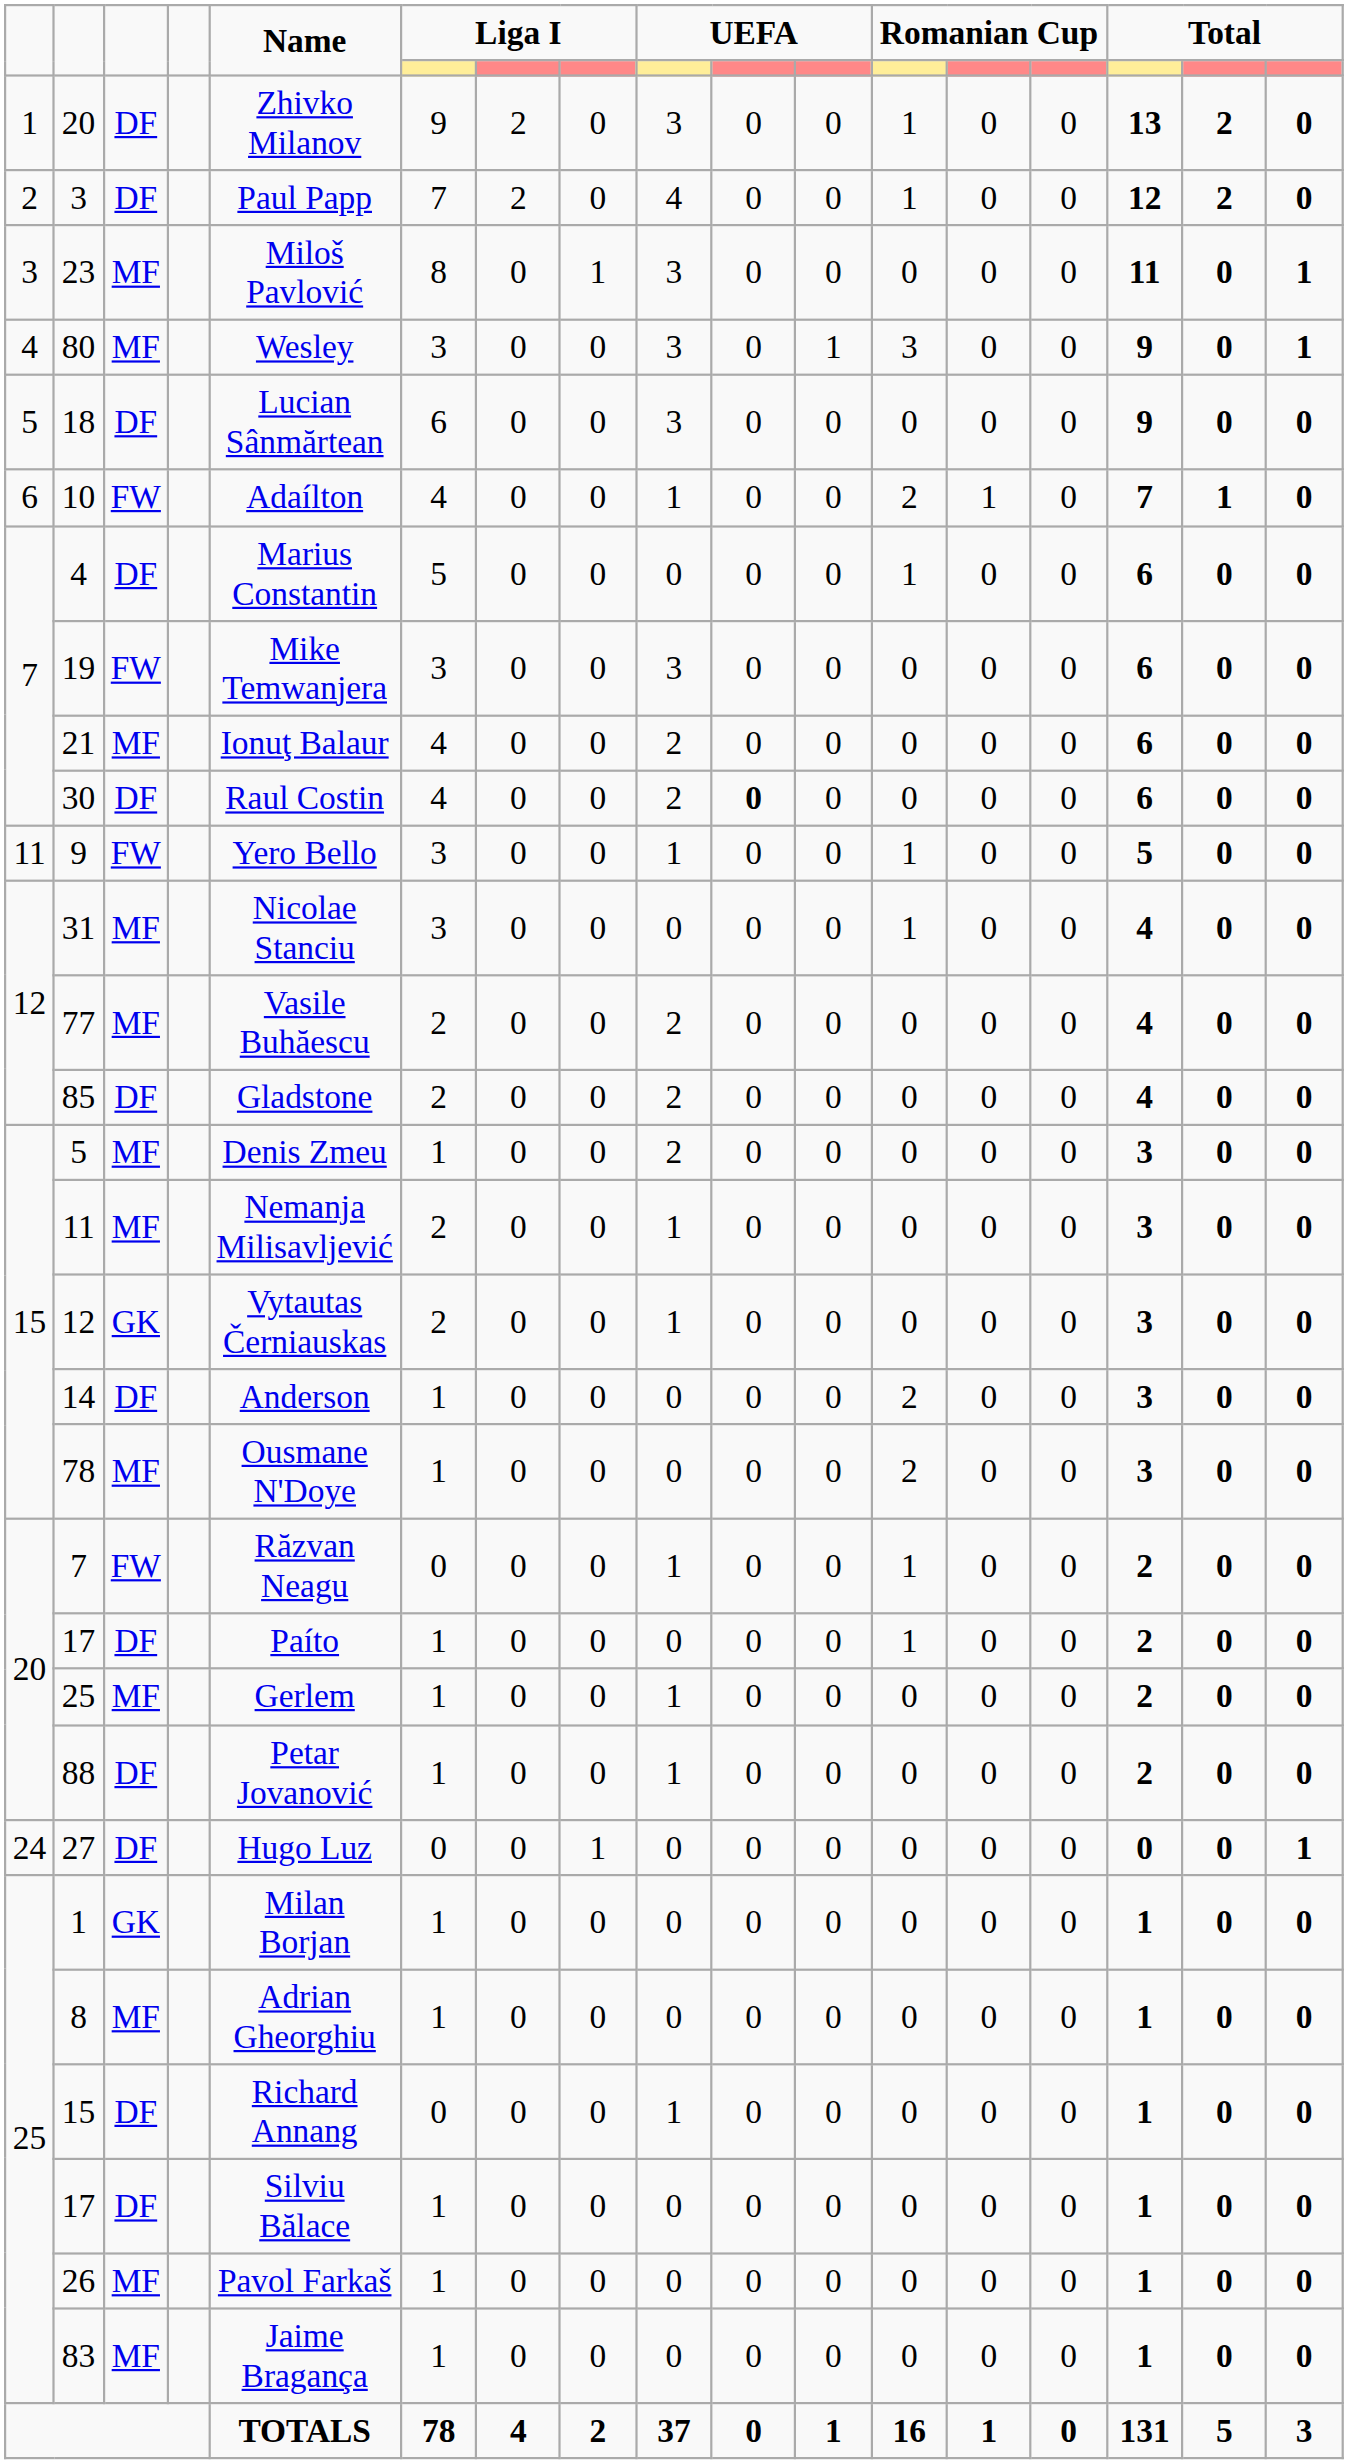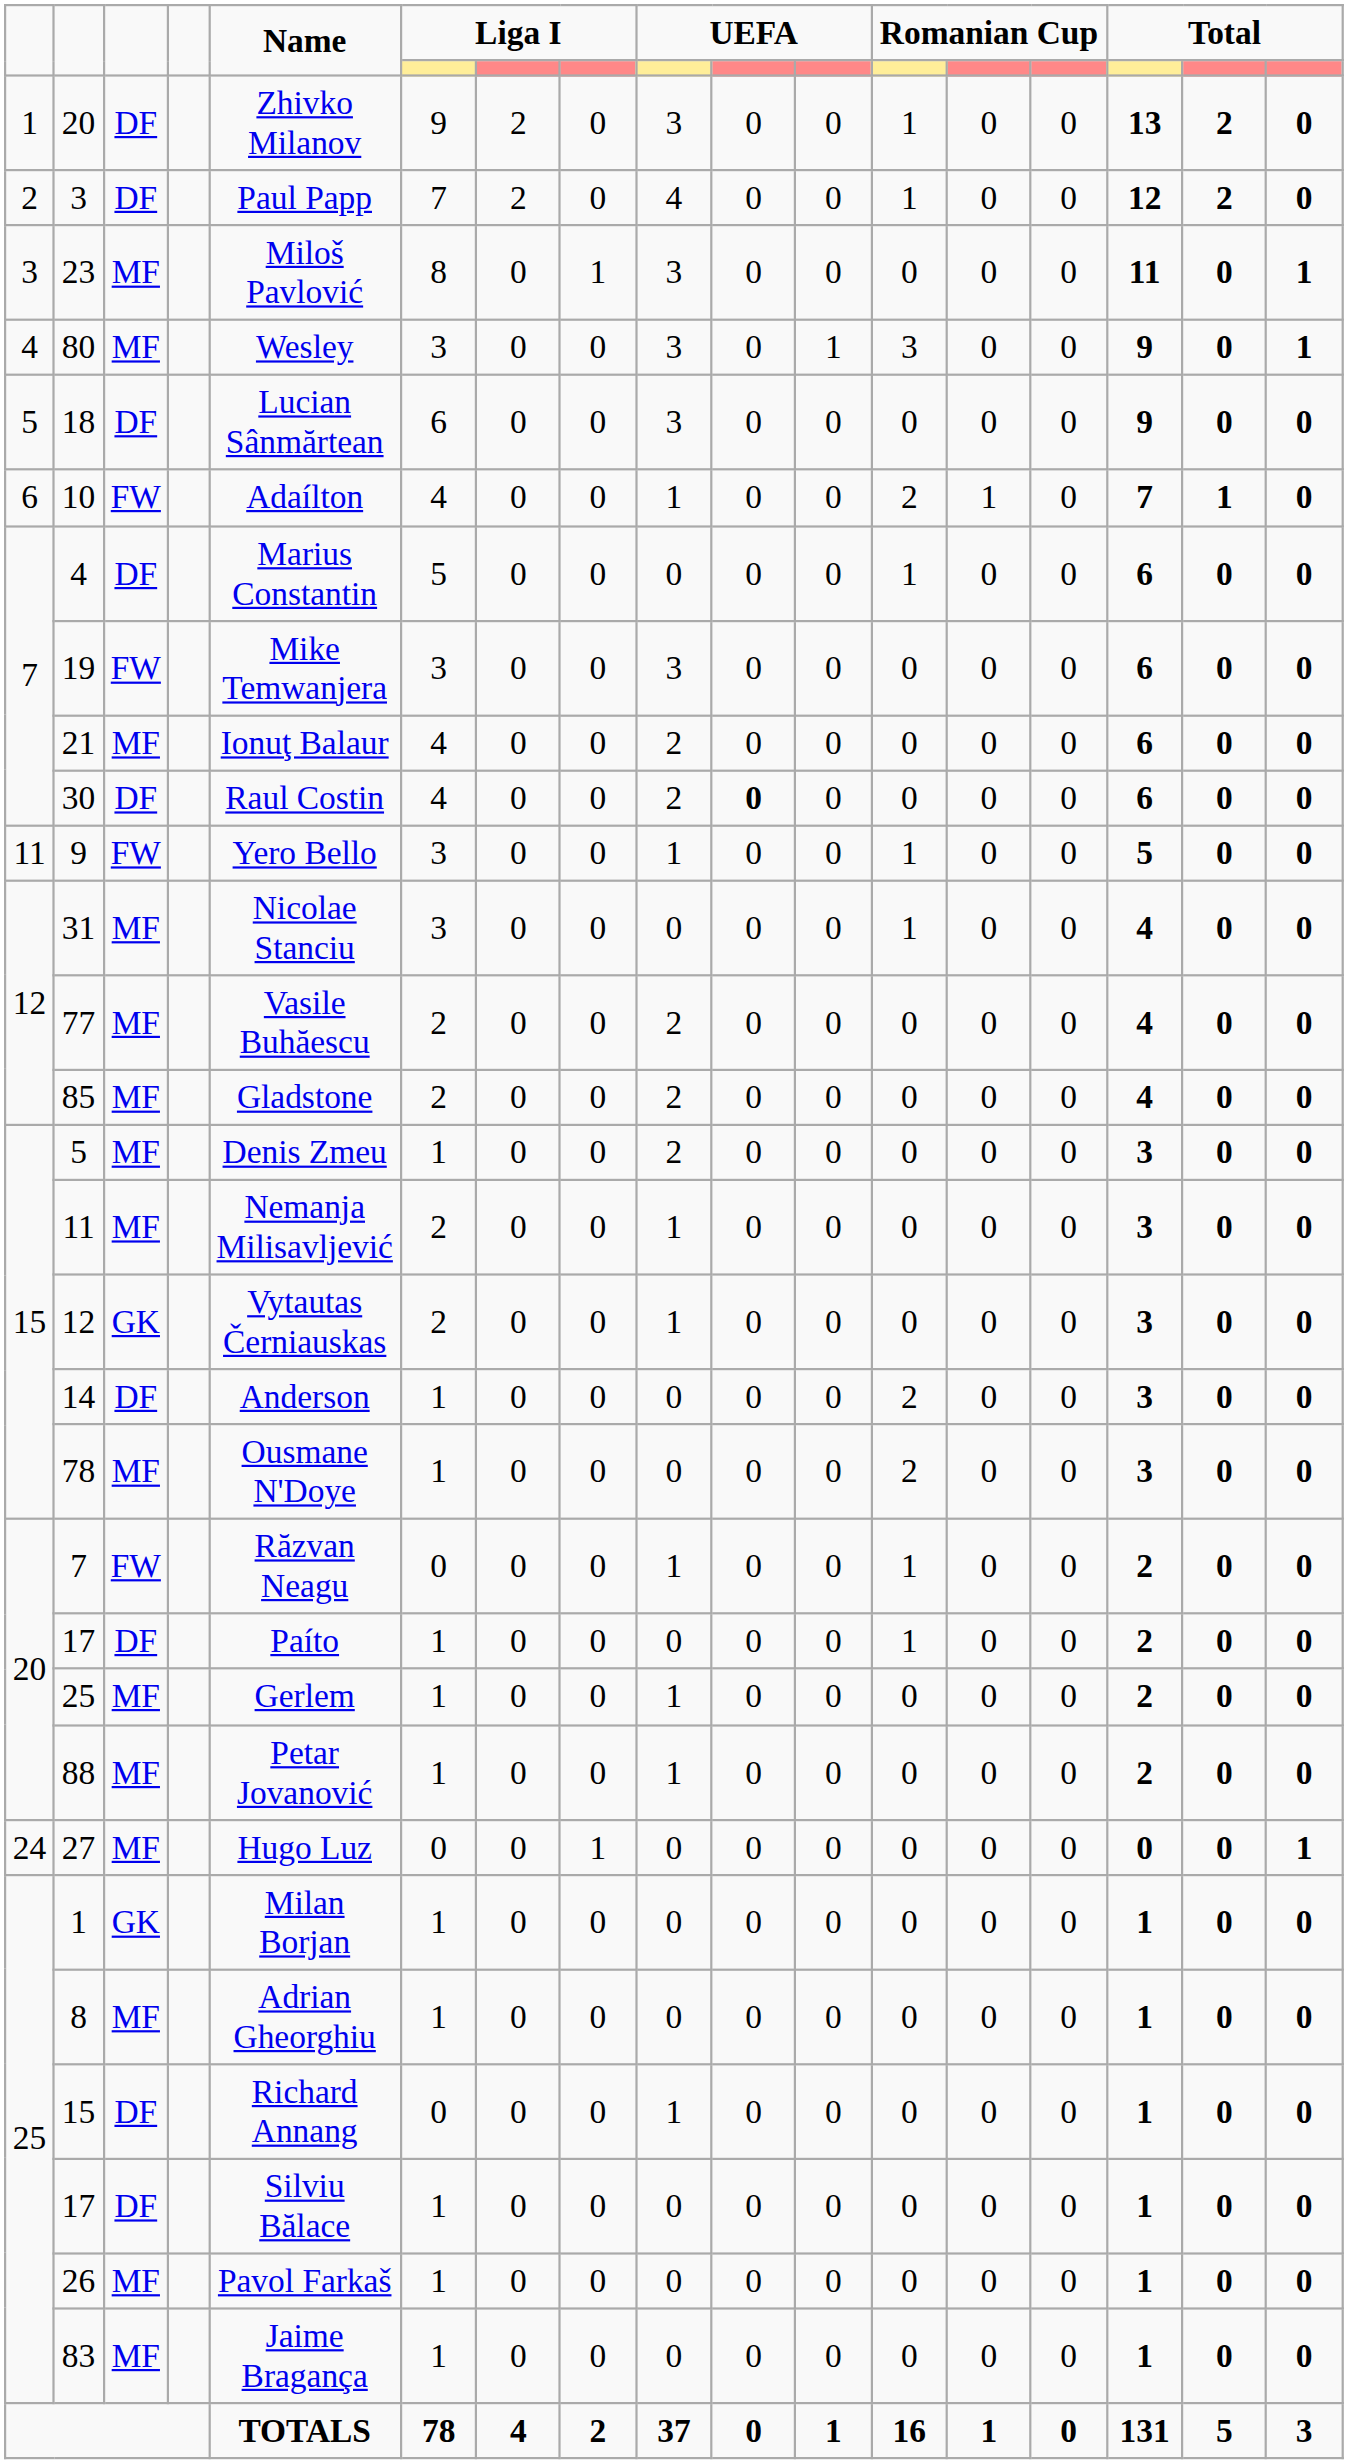(136, 1096) DF -> (136, 1096) MF
(136, 1771) DF -> (136, 1771) MF
(136, 1846) DF -> (136, 1846) MF
